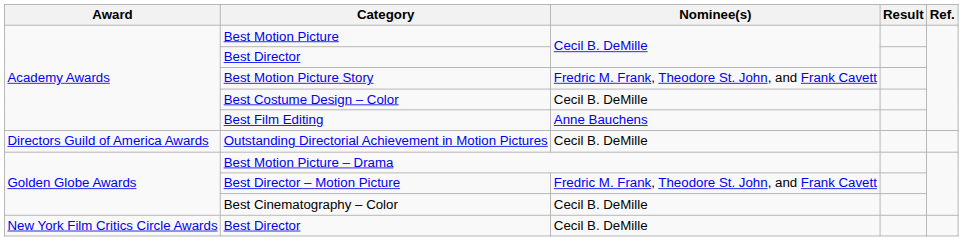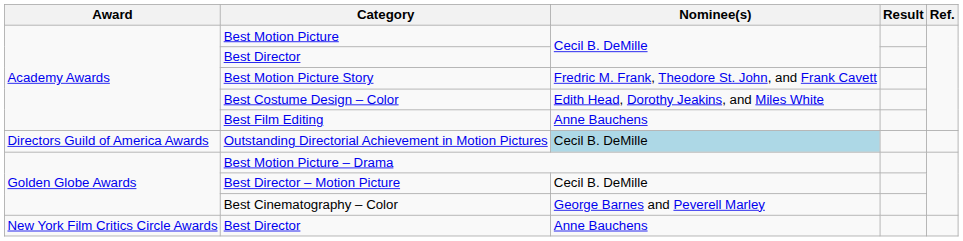(601, 99) Cecil B. DeMille -> (689, 99) Edith Head, Dorothy Jeakins, and Miles White
(601, 141) no background -> (601, 141) lightblue background
(715, 183) Fredric M. Frank, Theodore St. John, and Frank Cavett -> (601, 183) Cecil B. DeMille
(601, 204) Cecil B. DeMille -> (659, 204) George Barnes and Peverell Marley
(601, 225) Cecil B. DeMille -> (601, 225) Anne Bauchens
